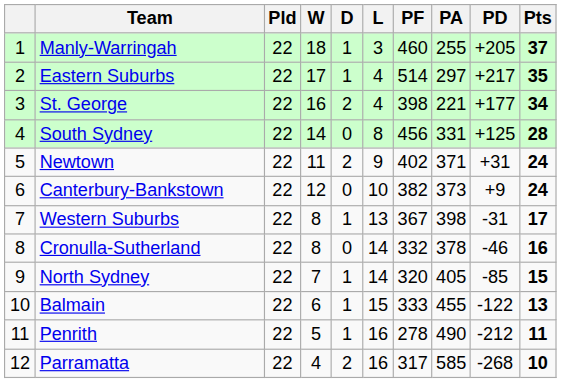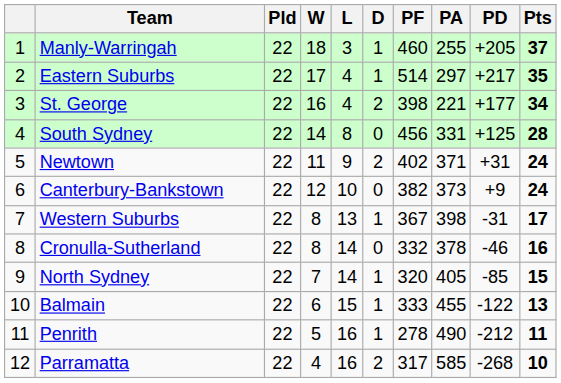columns swapped: (347, 18) <-> (378, 18)
